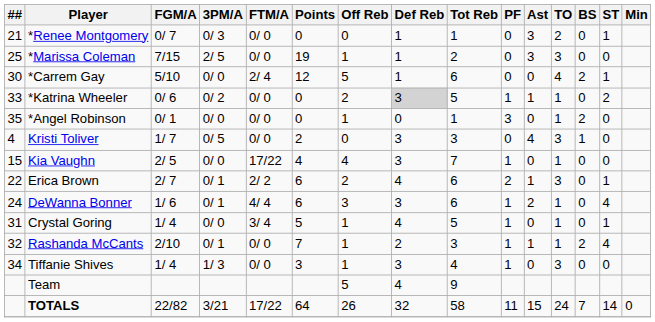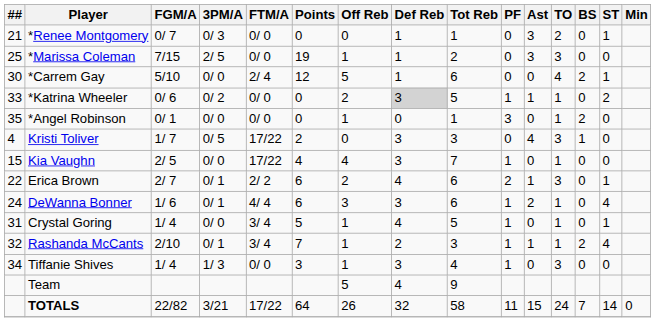(260, 139) 0/ 0 -> (265, 139) 17/22
(260, 243) 0/ 0 -> (260, 243) 3/ 4
